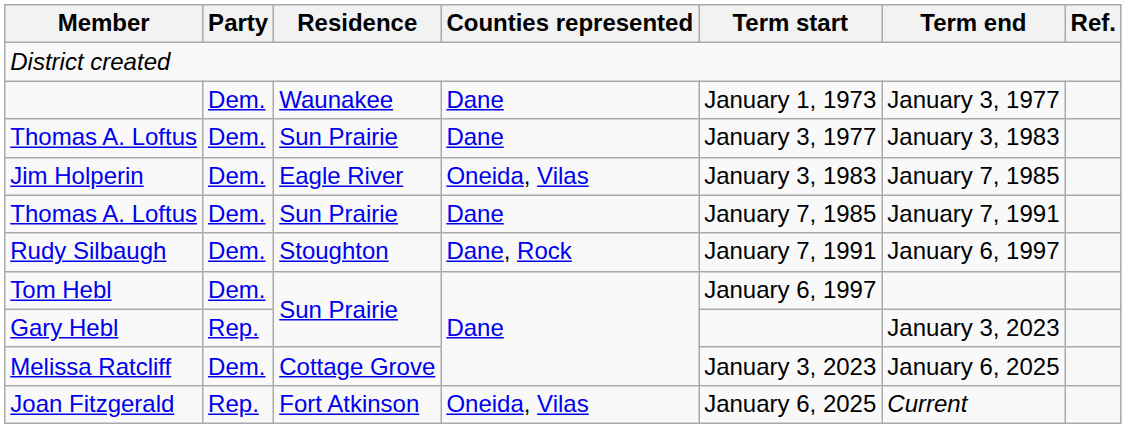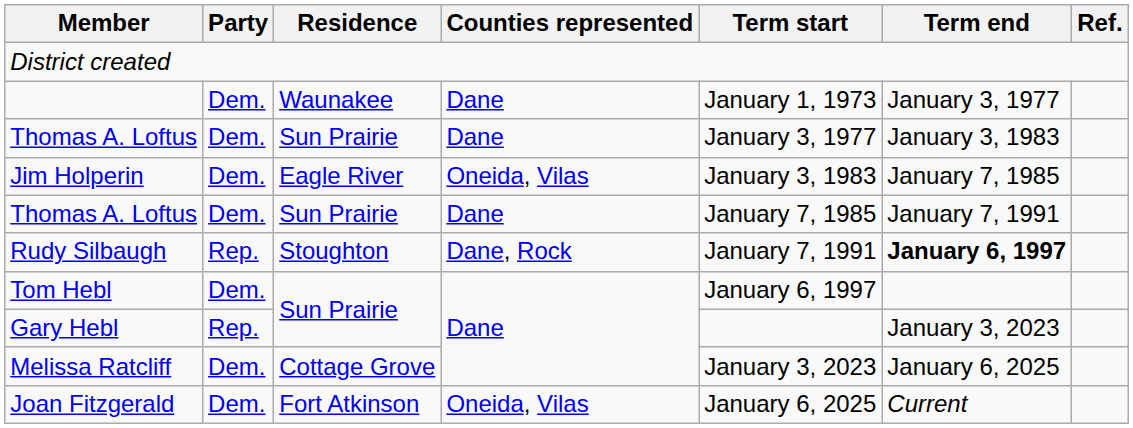(237, 251) Dem. -> (233, 251) Rep.
(973, 251) normal -> (977, 251) bold
(233, 404) Rep. -> (237, 404) Dem.
